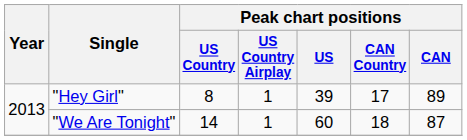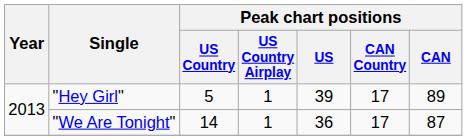(209, 96) 8 -> (209, 96) 5
(324, 122) 60 -> (324, 122) 36
(380, 122) 18 -> (380, 122) 17
